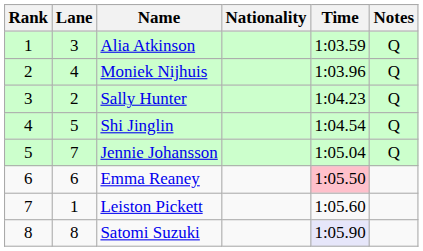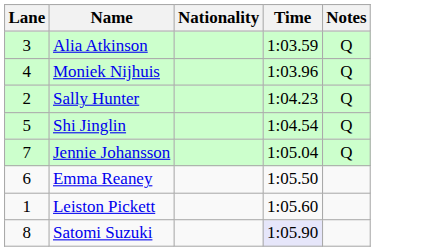- column: (28, 17)
(340, 179) pink background -> (293, 179) no background
